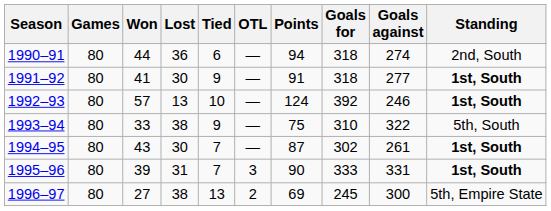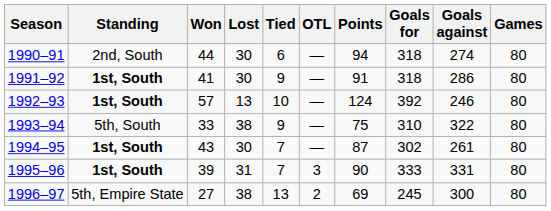columns swapped: (95, 24) <-> (486, 24)
(180, 55) 36 -> (244, 55) 30
(398, 78) 277 -> (462, 78) 286
